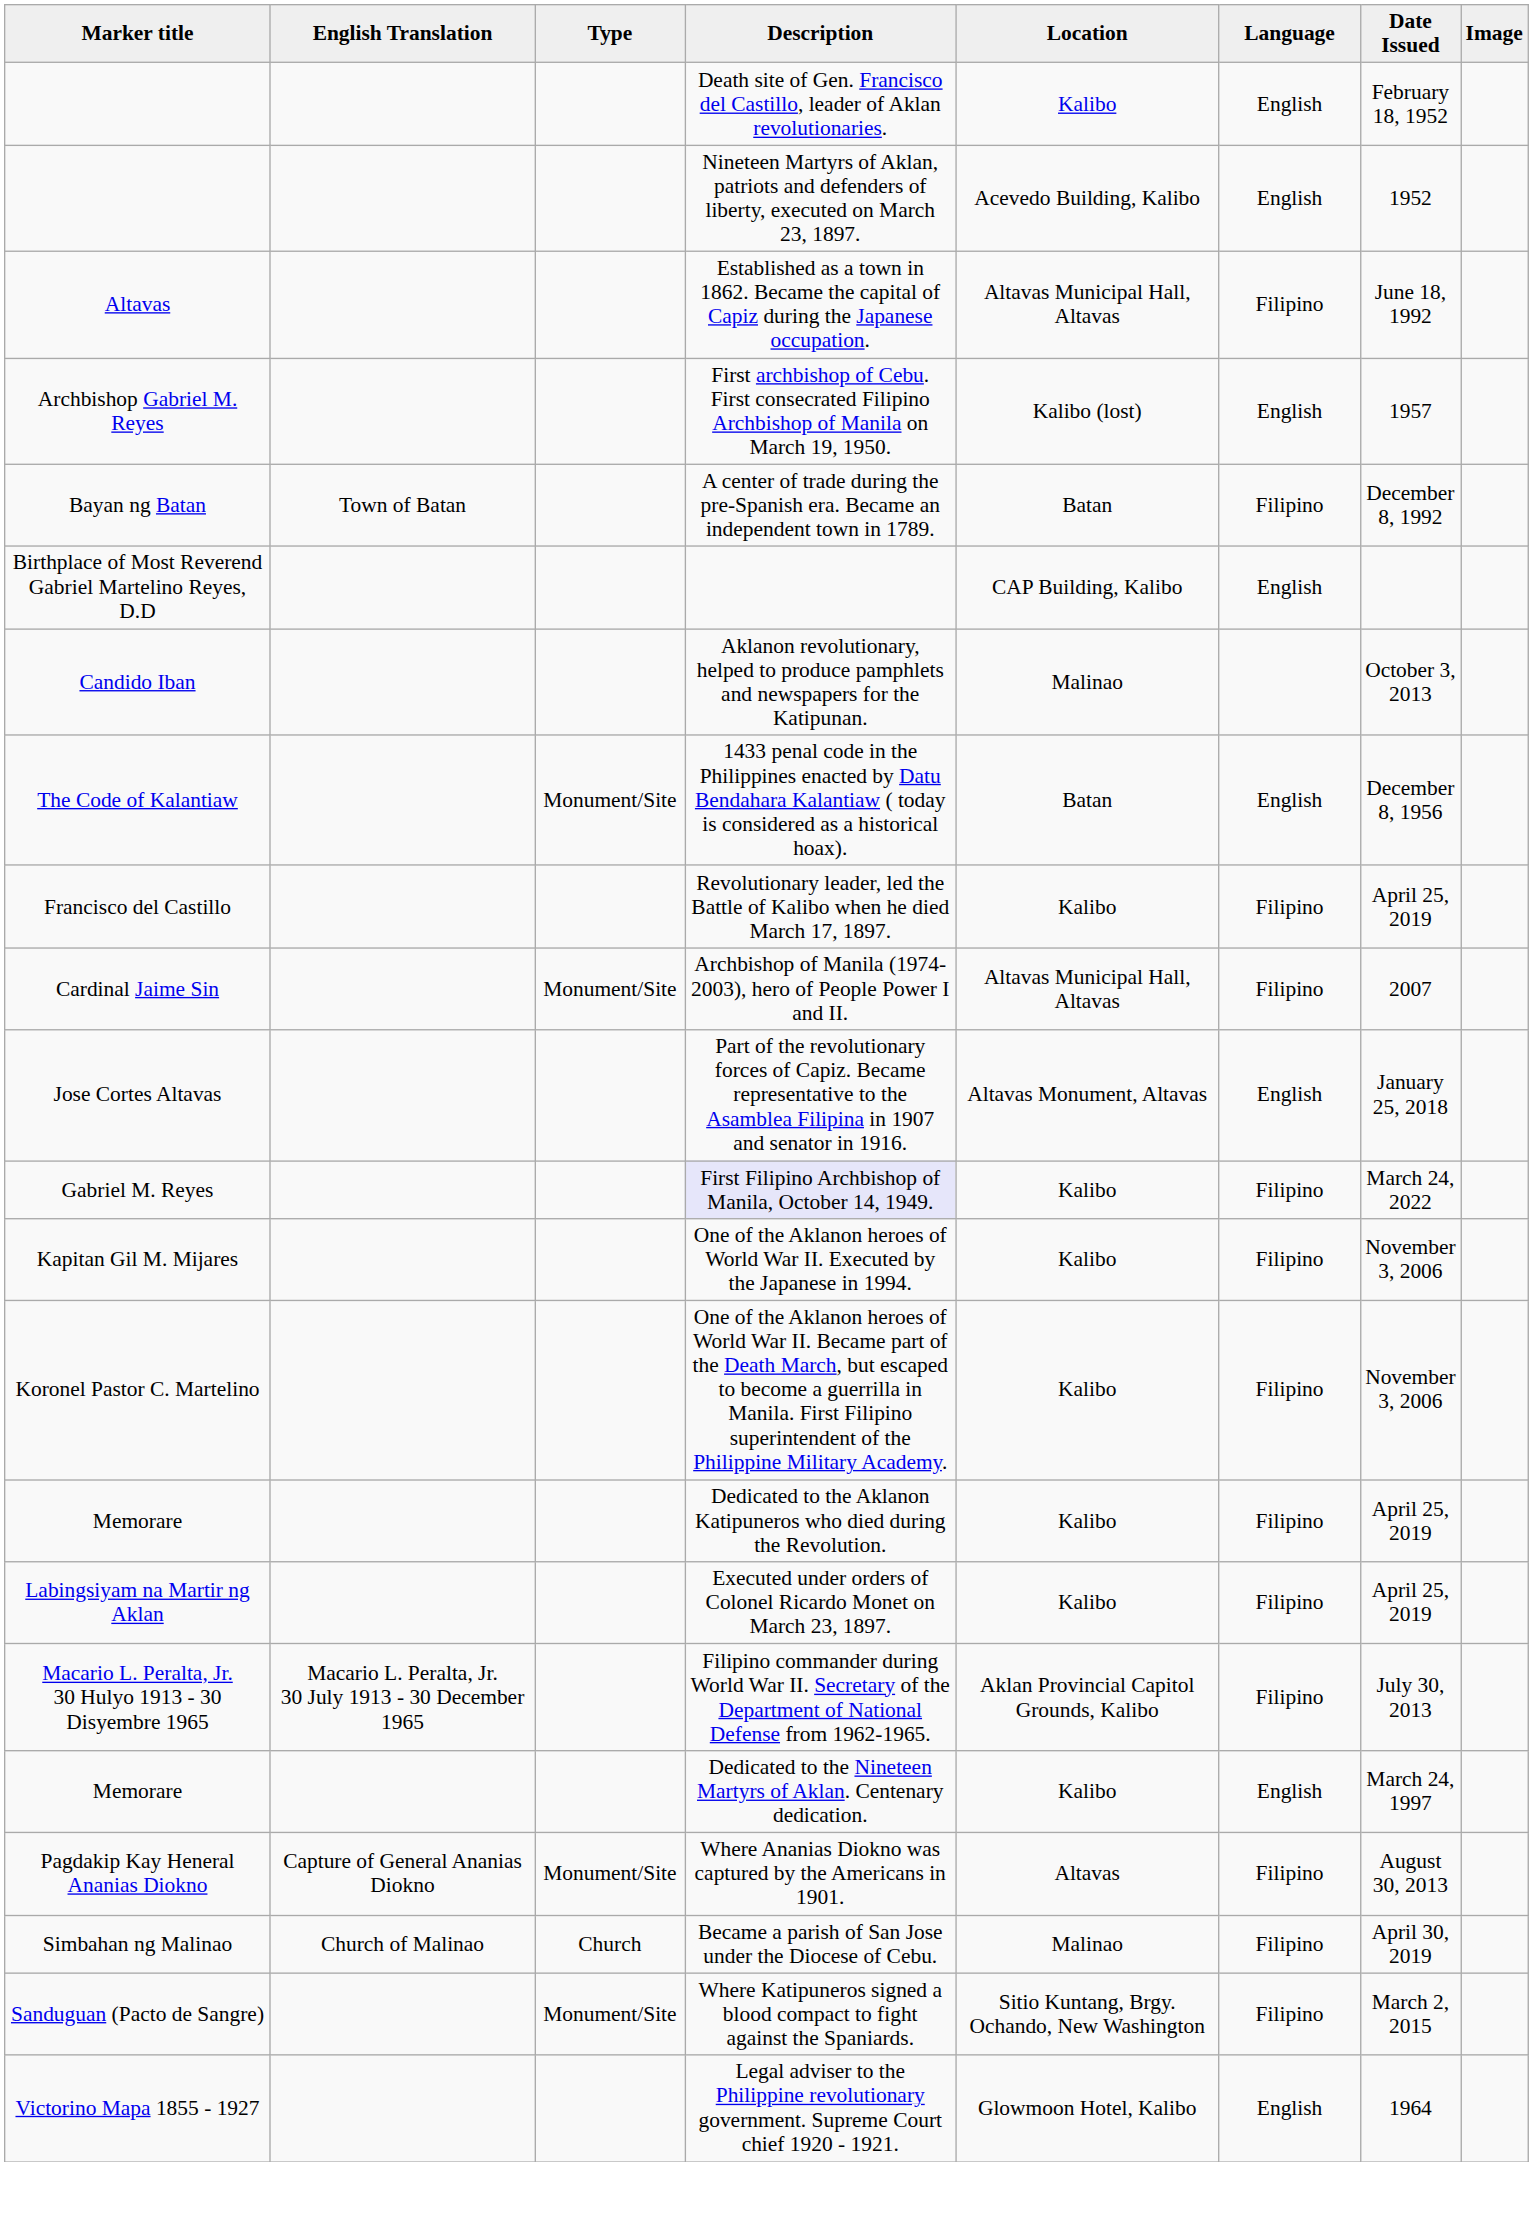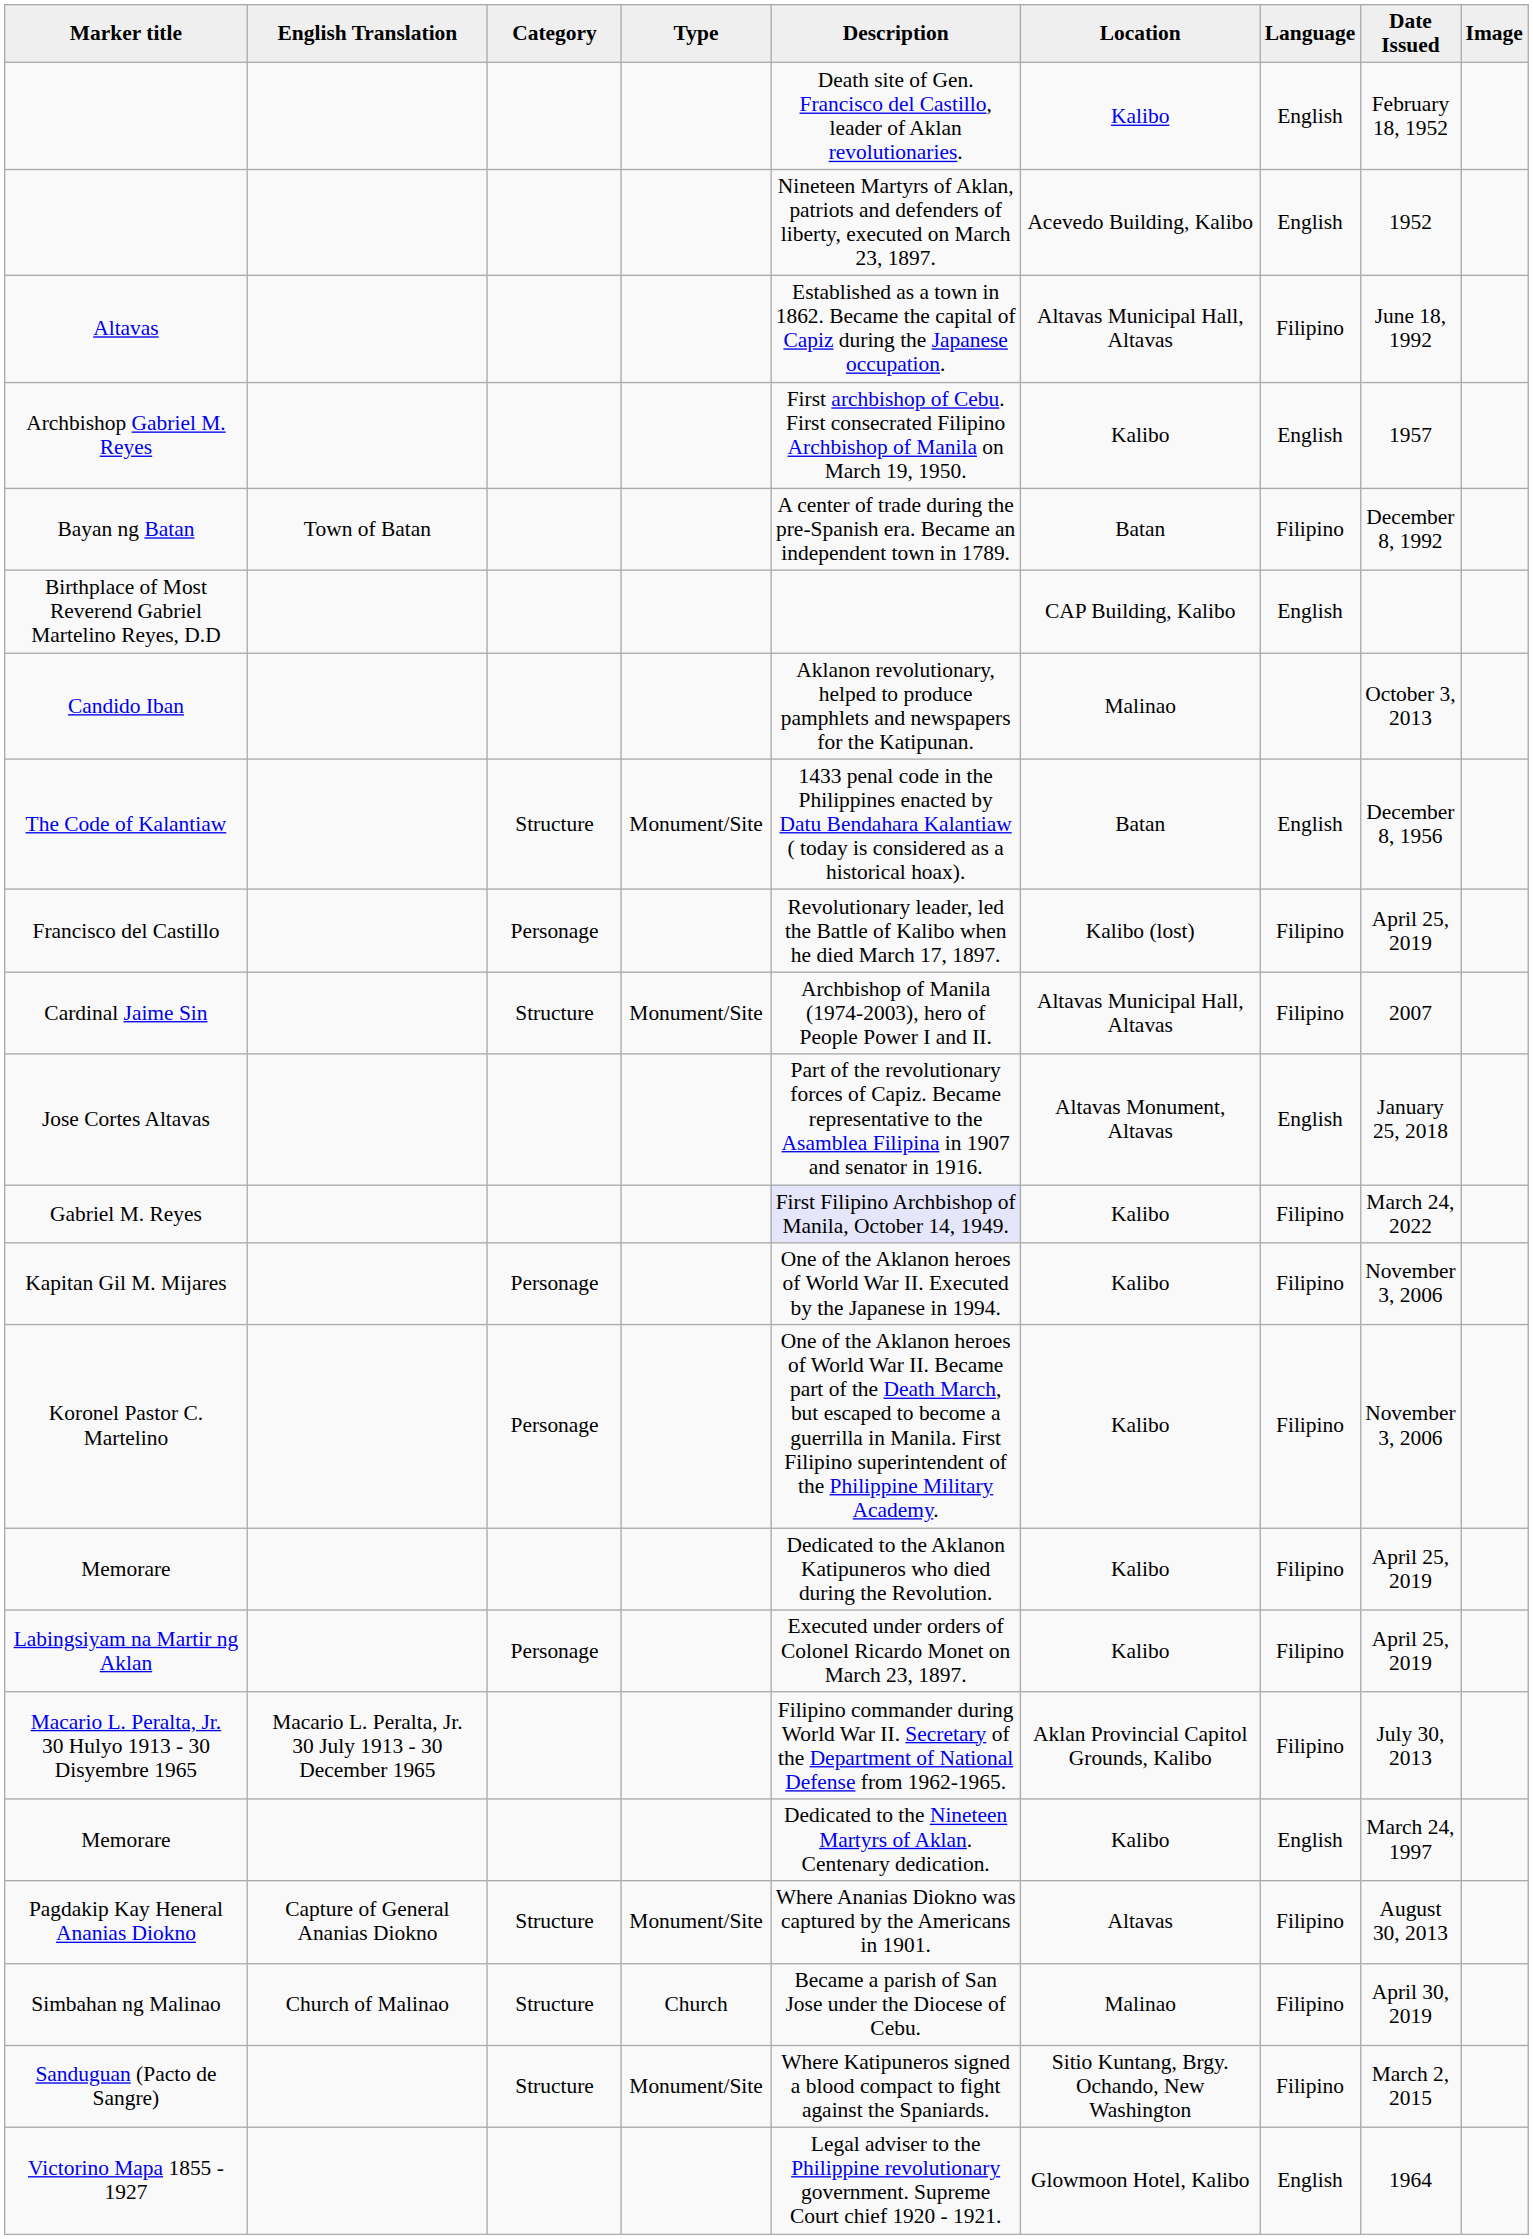+ column: (555, 33)
(1087, 410) Kalibo (lost) -> (1140, 434) Kalibo
(1087, 906) Kalibo -> (1140, 930) Kalibo (lost)
